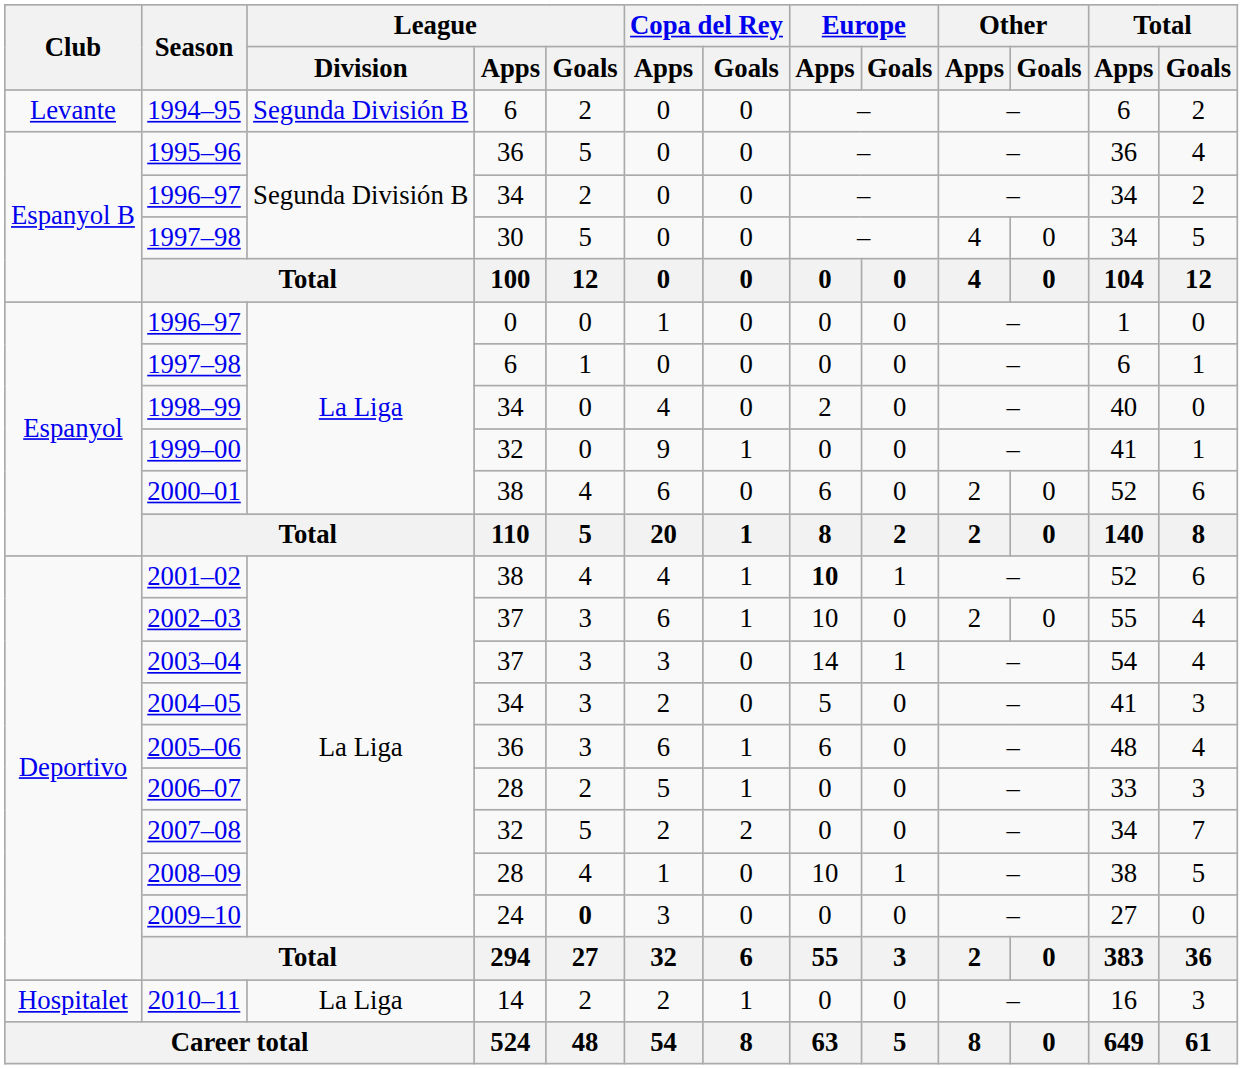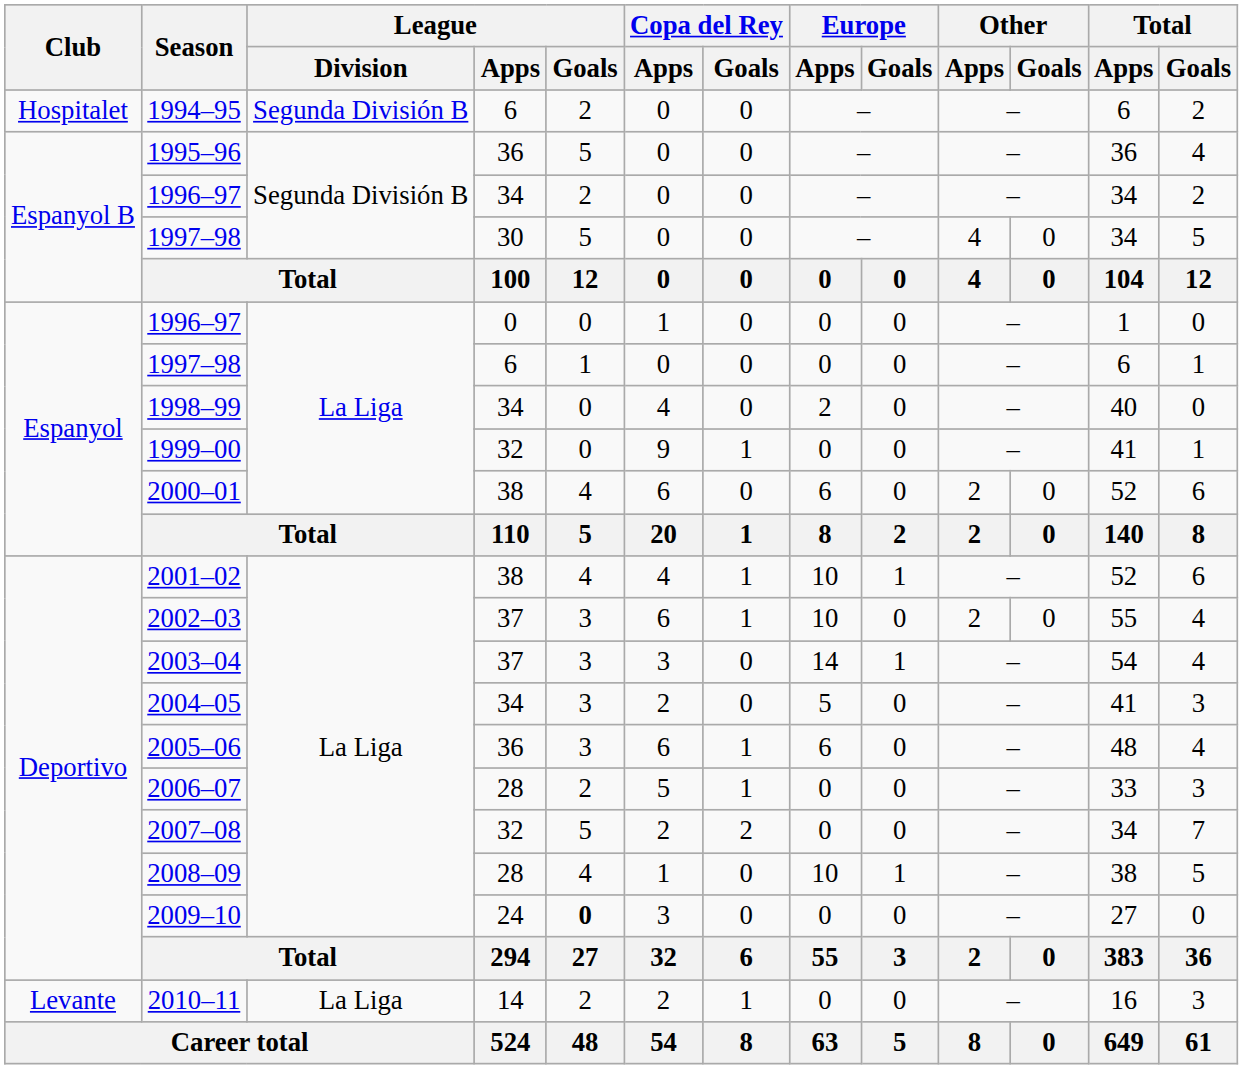(73, 110) Levante -> (73, 110) Hospitalet
(825, 576) bold -> (825, 576) normal
(73, 1000) Hospitalet -> (73, 1000) Levante
